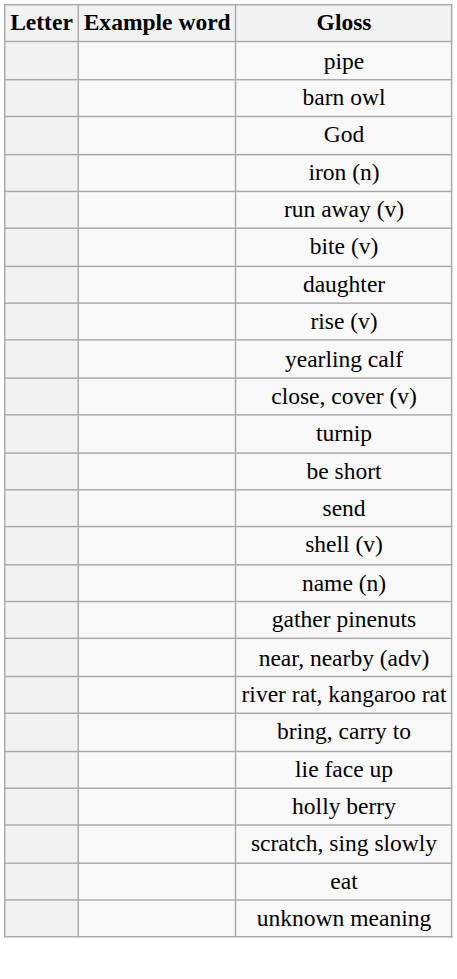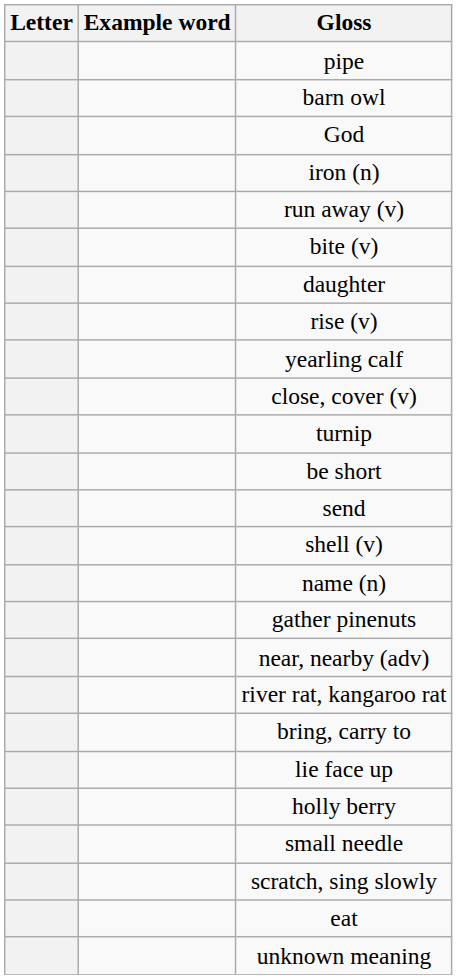+ row: (344, 843)
